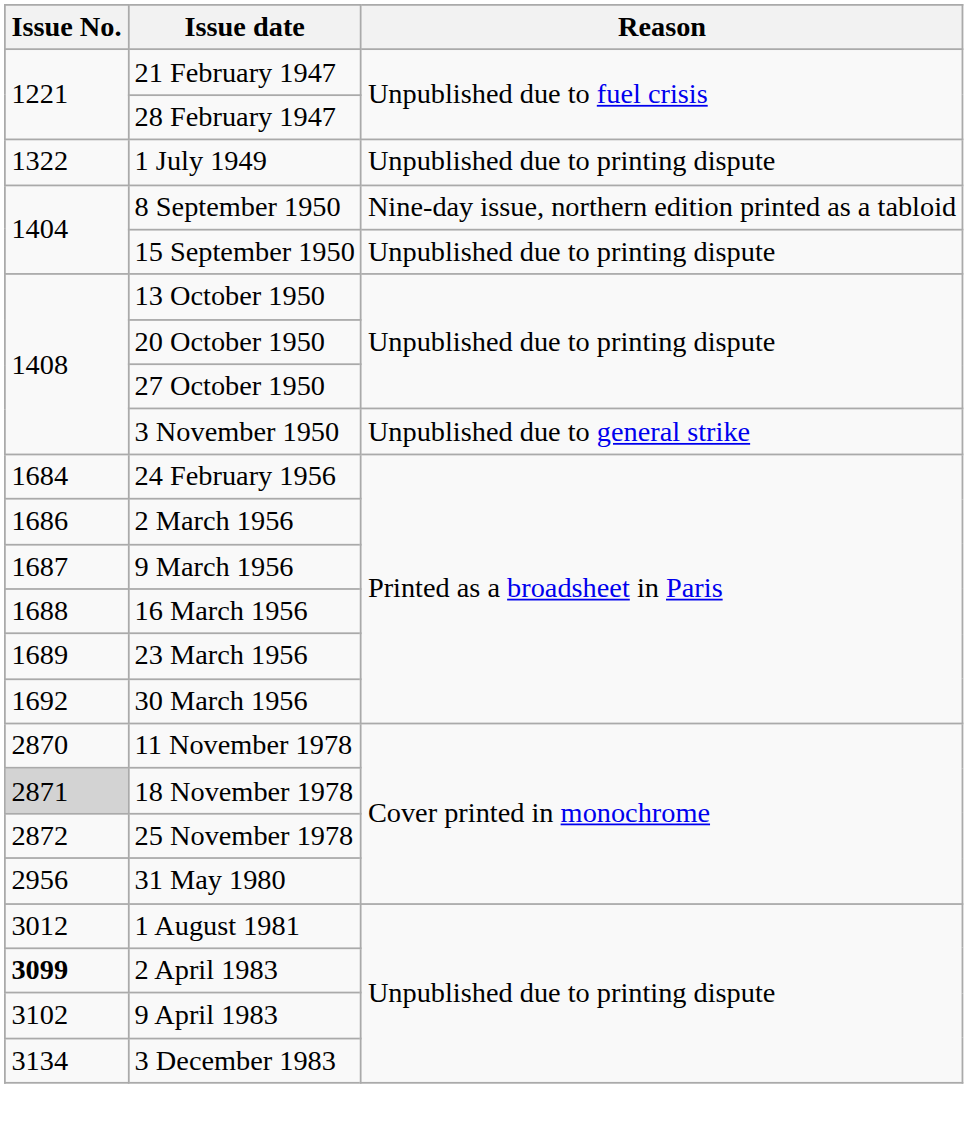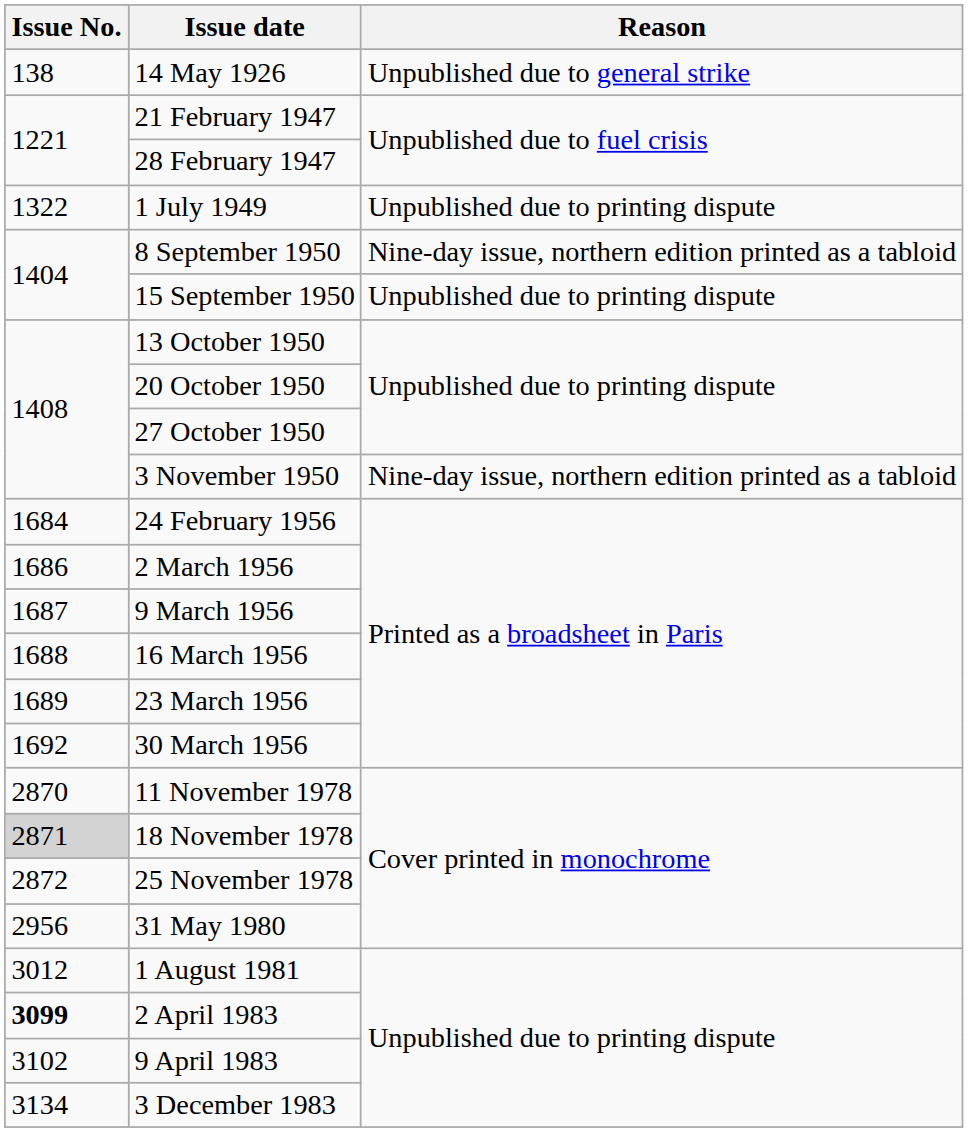+ row: (210, 71)
(559, 431) Unpublished due to general strike -> (662, 476) Nine-day issue, northern edition printed as a tabloid
